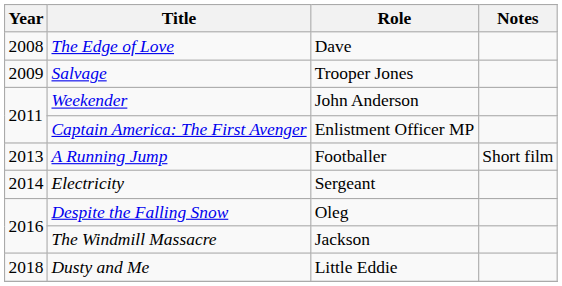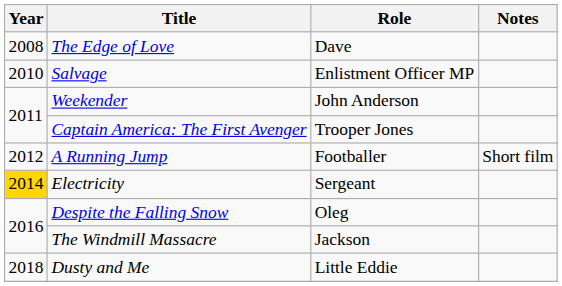(26, 73) 2009 -> (26, 73) 2010
(364, 73) Trooper Jones -> (394, 73) Enlistment Officer MP
(394, 128) Enlistment Officer MP -> (364, 128) Trooper Jones
(26, 156) 2013 -> (26, 156) 2012
(26, 184) no background -> (26, 184) gold background
